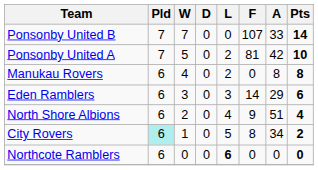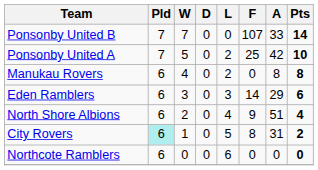(252, 54) 81 -> (252, 54) 25
(277, 134) 34 -> (277, 134) 31
(228, 154) bold -> (228, 154) normal
